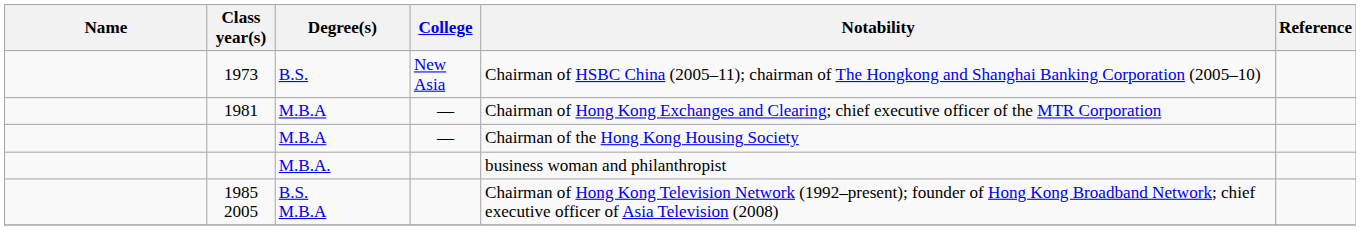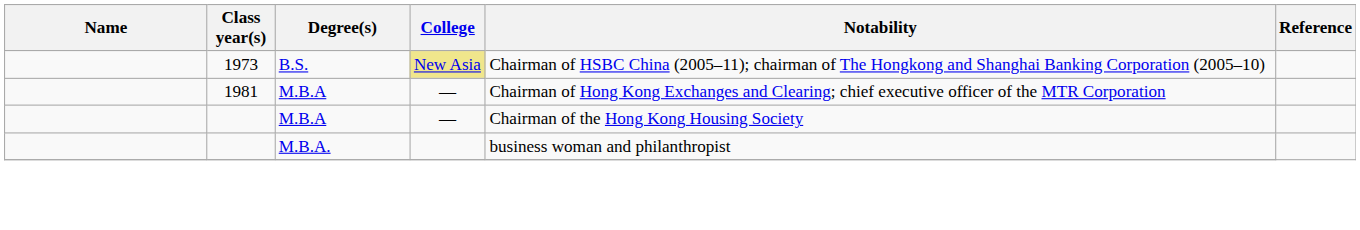(430, 74) no background -> (447, 64) khaki background
- row: (241, 201)
